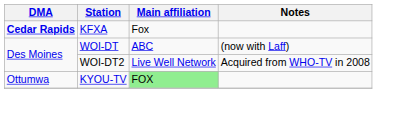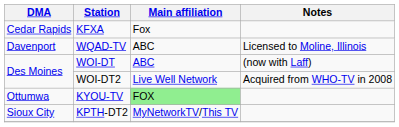(41, 29) bold -> (39, 29) normal
+ row: (101, 46)
+ row: (102, 113)
